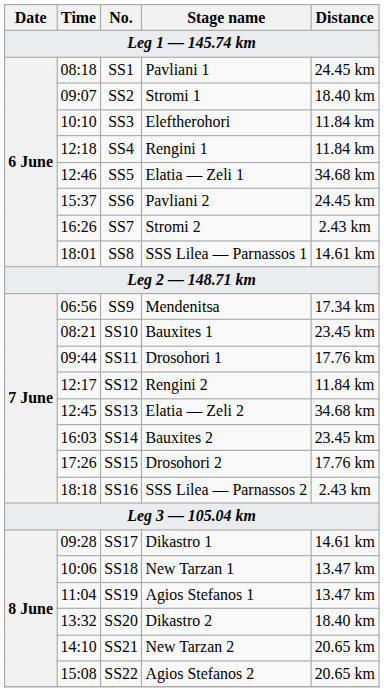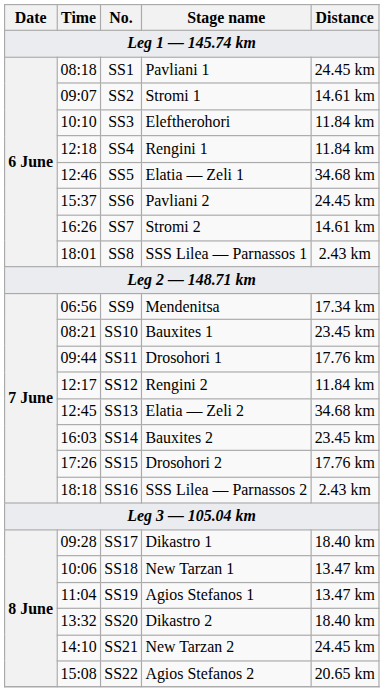(345, 95) 18.40 km -> (345, 95) 14.61 km
(345, 227) 2.43 km -> (345, 227) 14.61 km
(345, 253) 14.61 km -> (345, 253) 2.43 km
(345, 542) 14.61 km -> (345, 542) 18.40 km
(345, 647) 20.65 km -> (345, 647) 24.45 km
